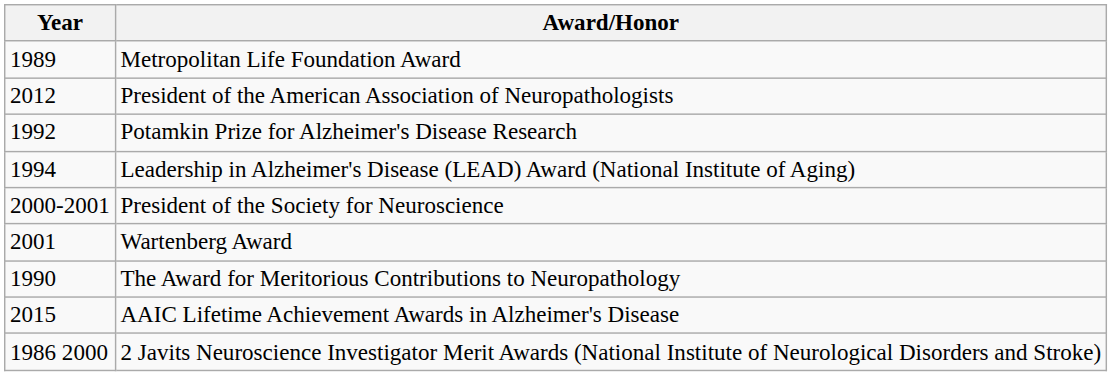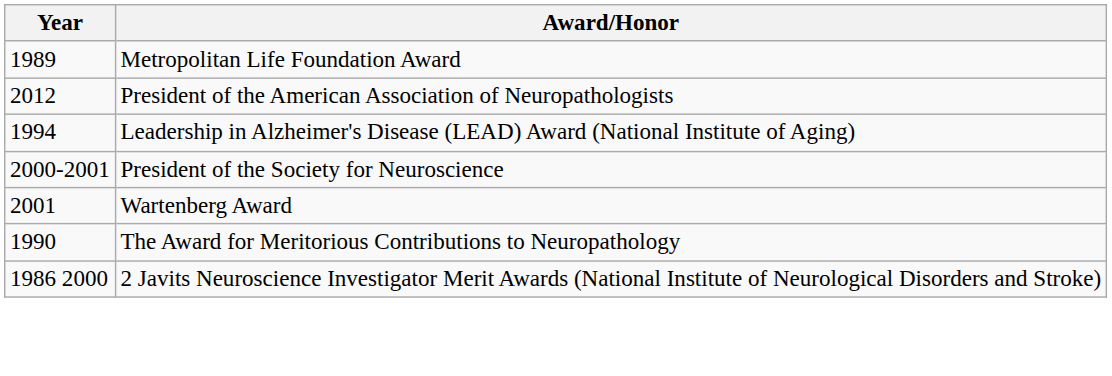- row: (349, 132)
- row: (400, 315)
